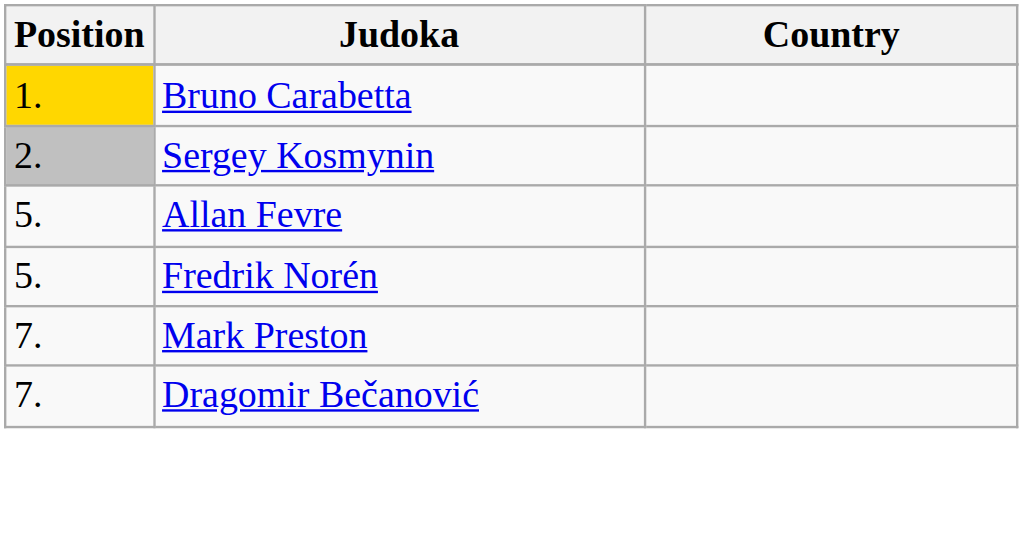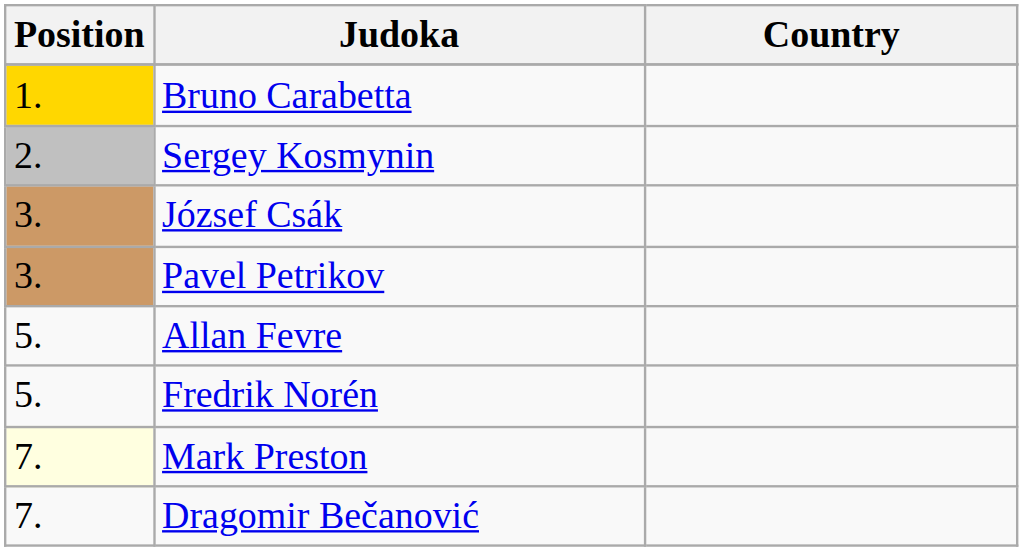+ row: (252, 214)
+ row: (273, 275)
(28, 335) no background -> (28, 455) lightyellow background
